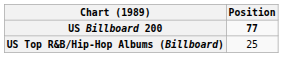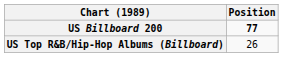(252, 44) 25 -> (252, 44) 26
